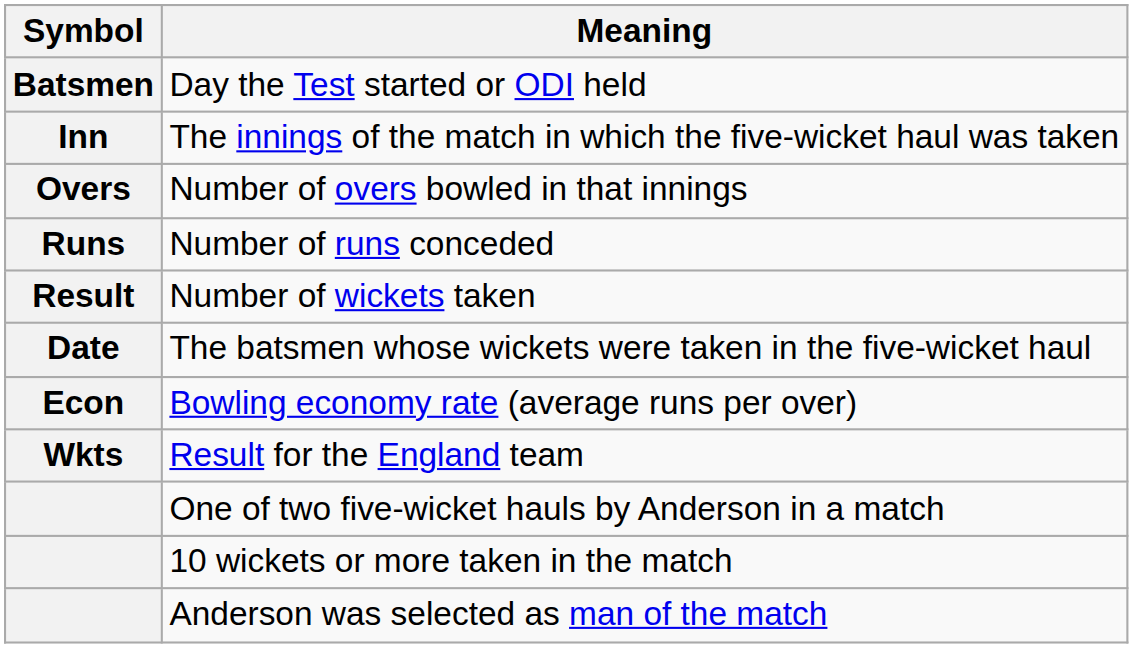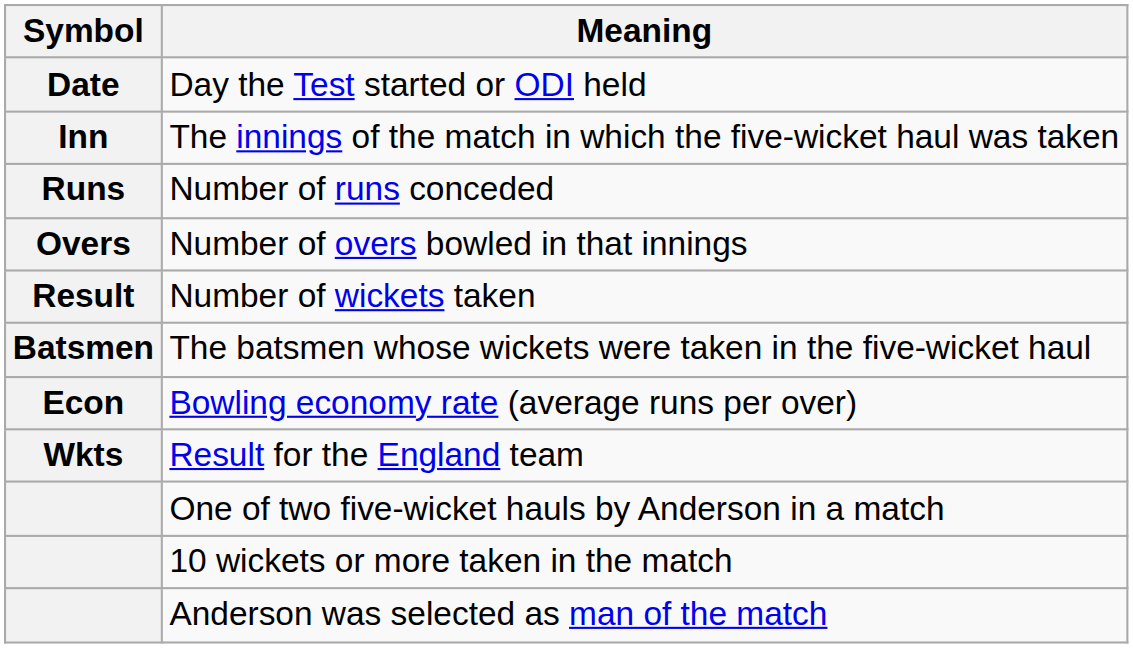(83, 84) Batsmen -> (83, 84) Date
rows swapped: (458, 190) <-> (362, 243)
(83, 349) Date -> (83, 349) Batsmen
